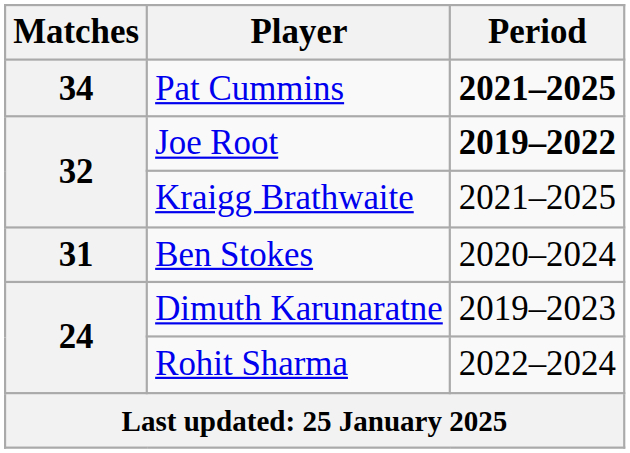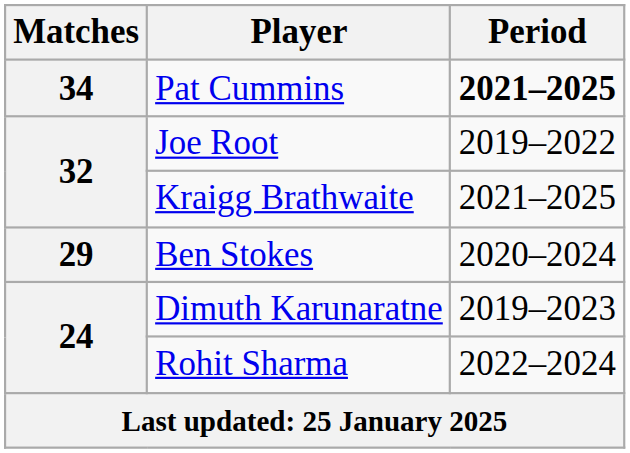(537, 142) bold -> (537, 142) normal
(76, 253) 31 -> (76, 253) 29
